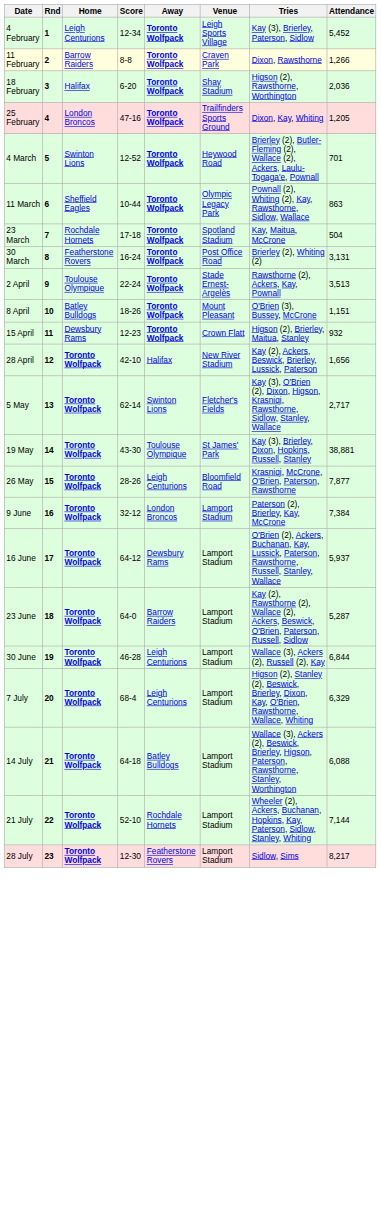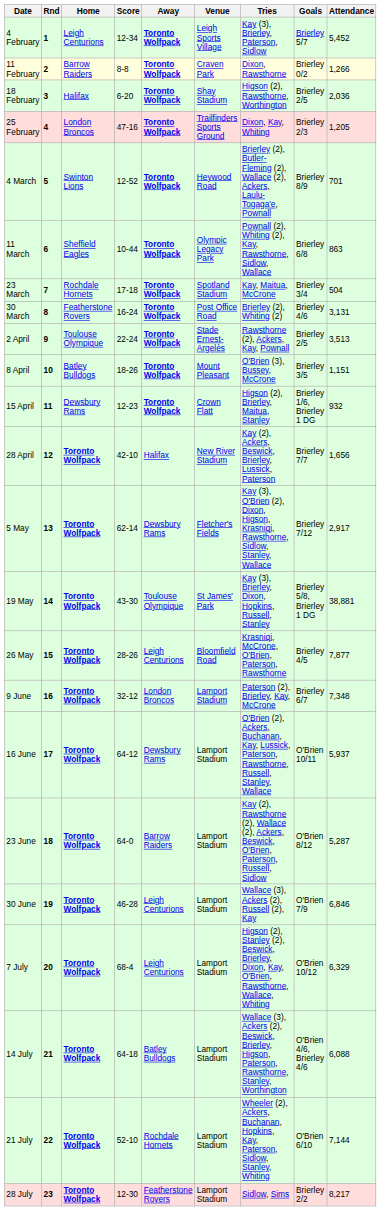+ column: (311, 10)
(162, 405) Swinton Lions -> (162, 528) Dewsbury Rams
(339, 405) 2,717 -> (339, 528) 2,917
(339, 512) 7,384 -> (339, 695) 7,348
(339, 657) 6,844 -> (339, 904) 6,846
